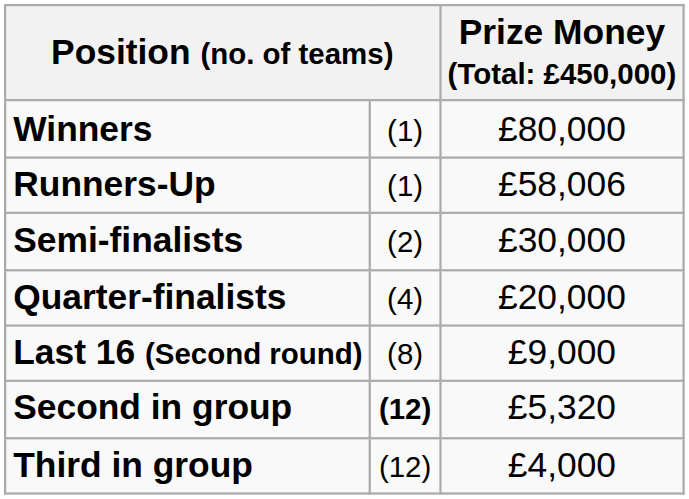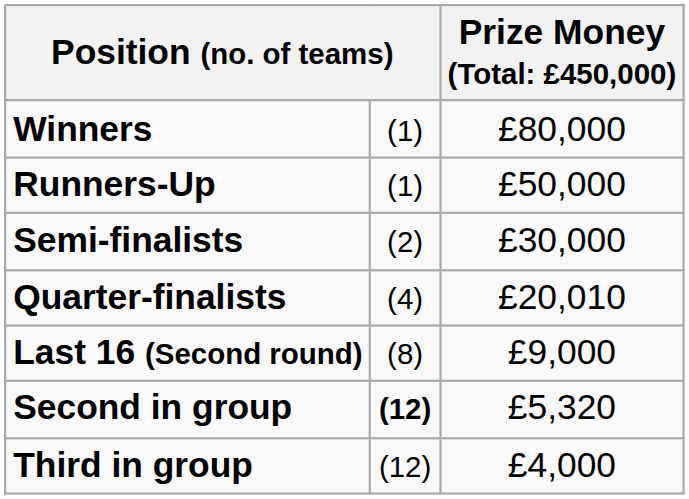(562, 184) £58,006 -> (562, 184) £50,000
(562, 296) £20,000 -> (562, 296) £20,010
